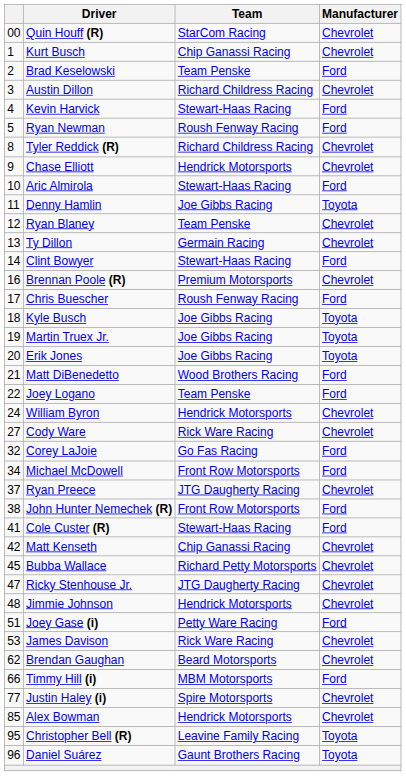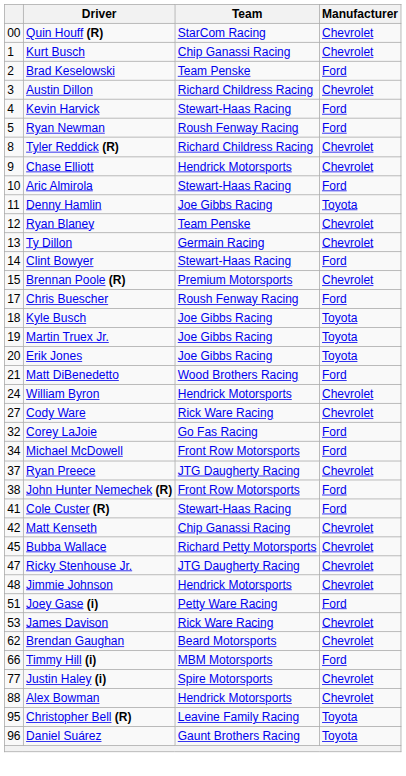(14, 280) 16 -> (14, 280) 15
- row: (60, 394)
(14, 717) 85 -> (14, 698) 88
